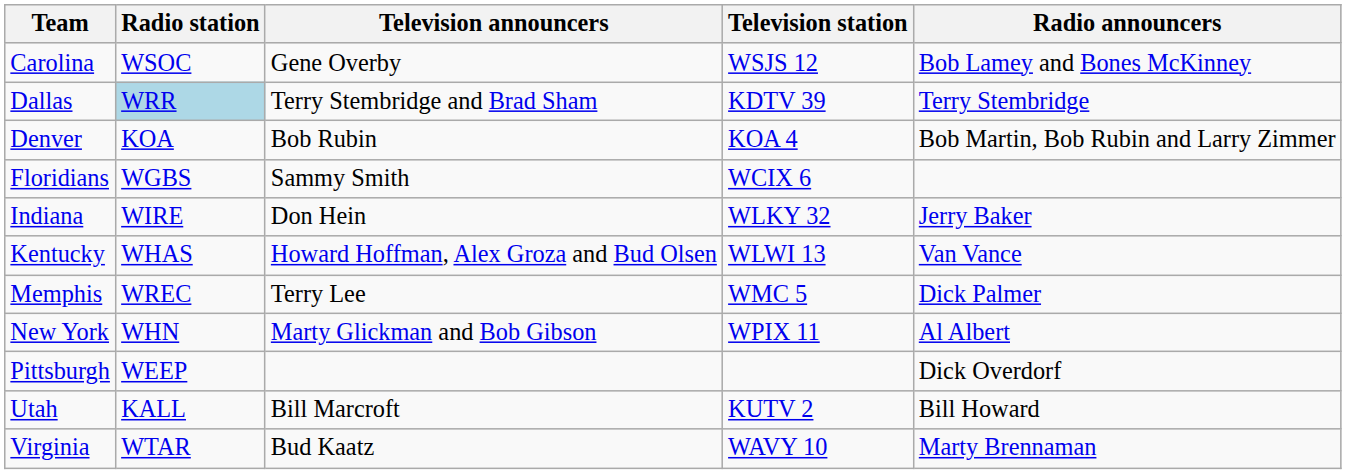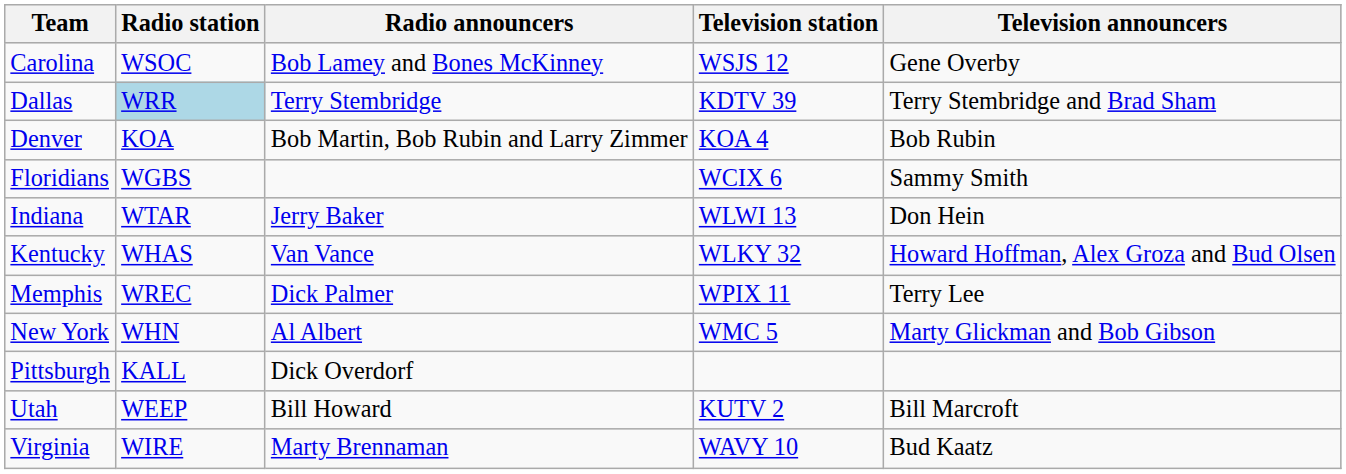columns swapped: (1127, 23) <-> (494, 23)
(152, 216) WIRE -> (156, 216) WTAR
(779, 216) WLKY 32 -> (748, 216) WLWI 13
(777, 255) WLWI 13 -> (750, 255) WLKY 32
(768, 293) WMC 5 -> (745, 293) WPIX 11
(774, 332) WPIX 11 -> (738, 332) WMC 5
(154, 370) WEEP -> (154, 370) KALL
(154, 409) KALL -> (154, 409) WEEP
(156, 448) WTAR -> (152, 448) WIRE
